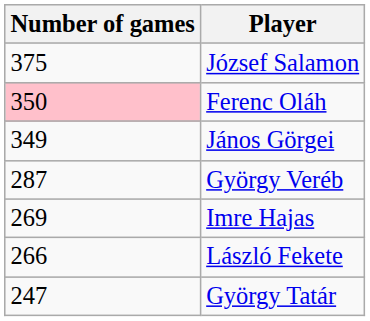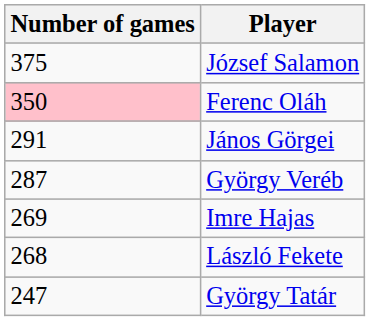(29, 140) 349 -> (29, 140) 291
(29, 256) 266 -> (29, 256) 268
